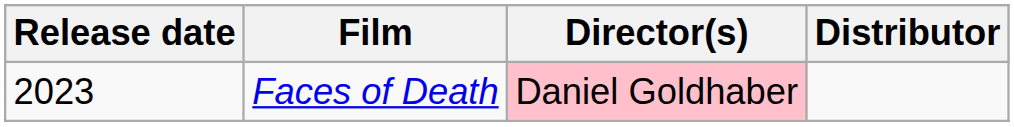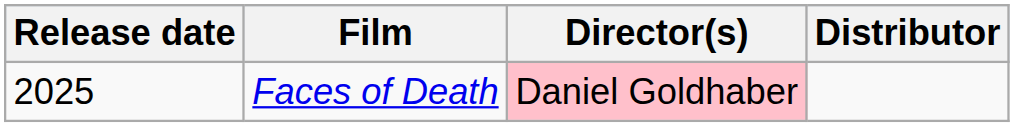(54, 90) 2023 -> (54, 90) 2025
